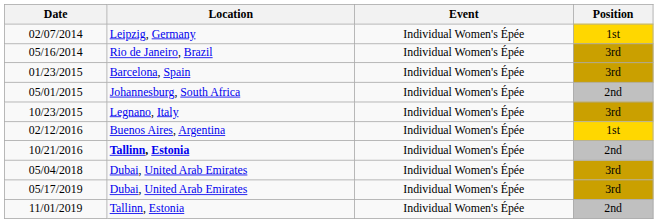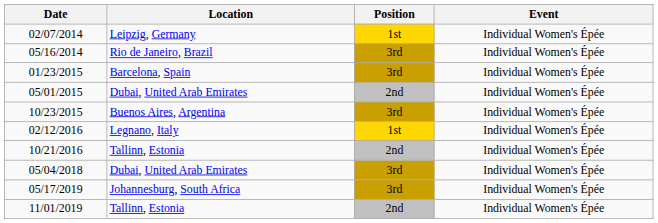columns swapped: (464, 14) <-> (613, 14)
(175, 92) Johannesburg, South Africa -> (179, 92) Dubai, United Arab Emirates
(144, 112) Legnano, Italy -> (167, 112) Buenos Aires, Argentina
(167, 131) Buenos Aires, Argentina -> (144, 131) Legnano, Italy
(150, 150) bold -> (147, 150) normal
(179, 189) Dubai, United Arab Emirates -> (175, 189) Johannesburg, South Africa
